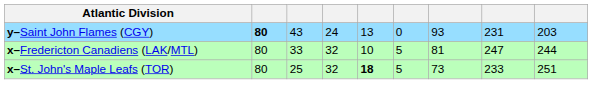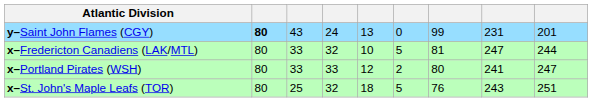(438, 32) 93 -> (438, 32) 99
(547, 32) 203 -> (547, 32) 201
+ row: (74, 69)
(367, 69) bold -> (367, 87) normal
(438, 69) 73 -> (438, 87) 76
(494, 69) 233 -> (494, 87) 243
